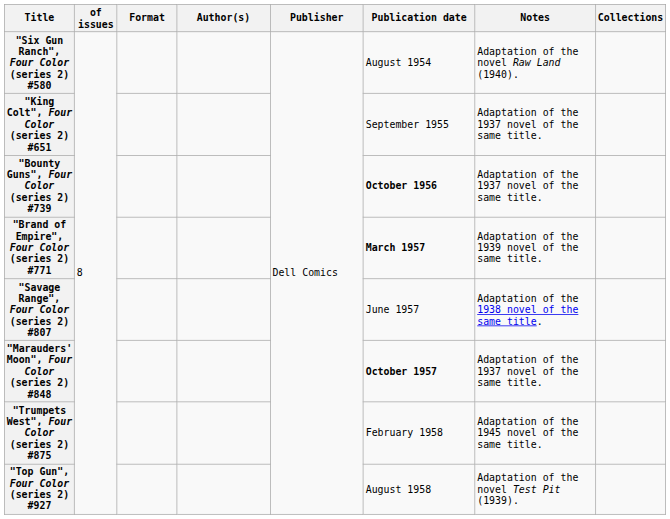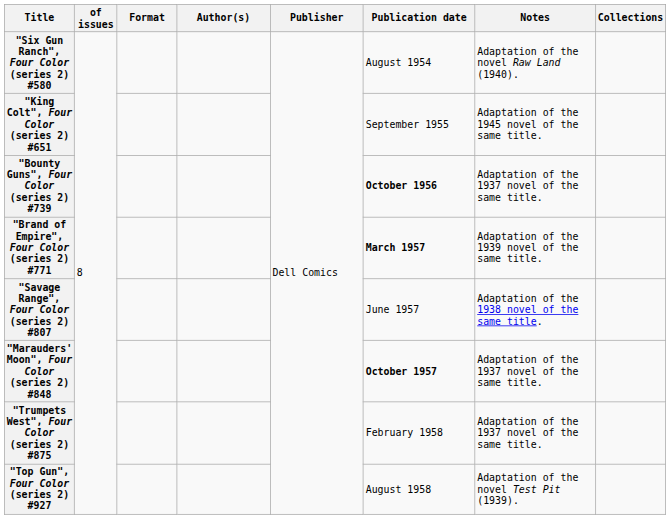(528, 124) Adaptation of the 1937 novel of the same title. -> (528, 124) Adaptation of the 1945 novel of the same title.
(528, 433) Adaptation of the 1945 novel of the same title. -> (528, 433) Adaptation of the 1937 novel of the same title.
